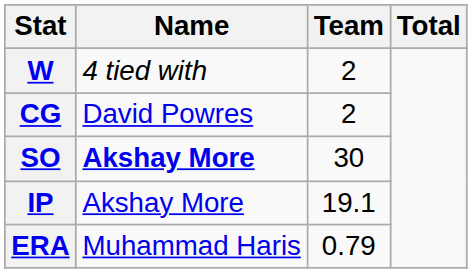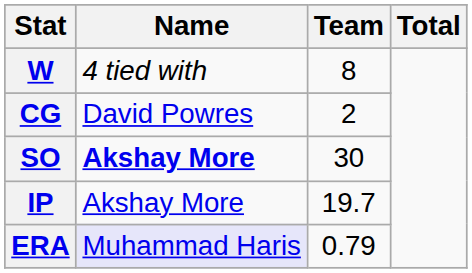(349, 70) 2 -> (349, 70) 8
(349, 202) 19.1 -> (349, 202) 19.7
(192, 245) no background -> (192, 245) lavender background
